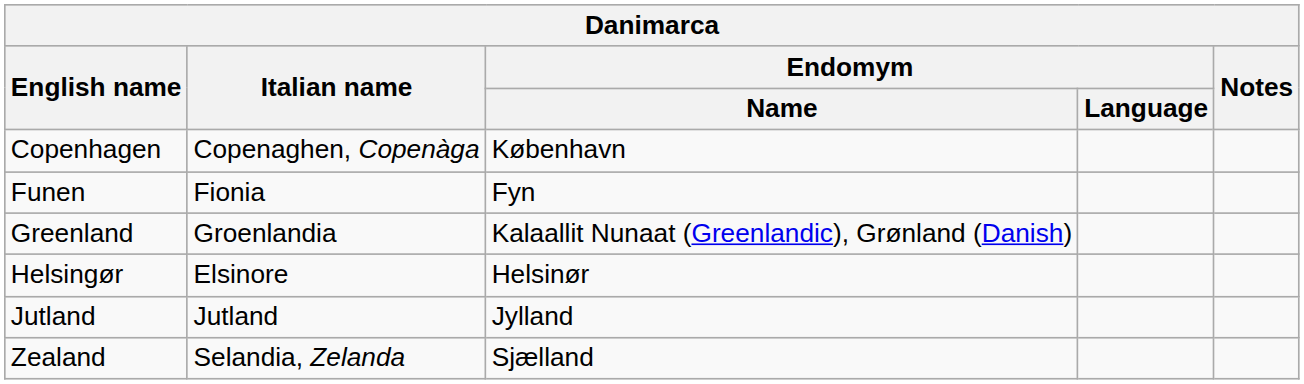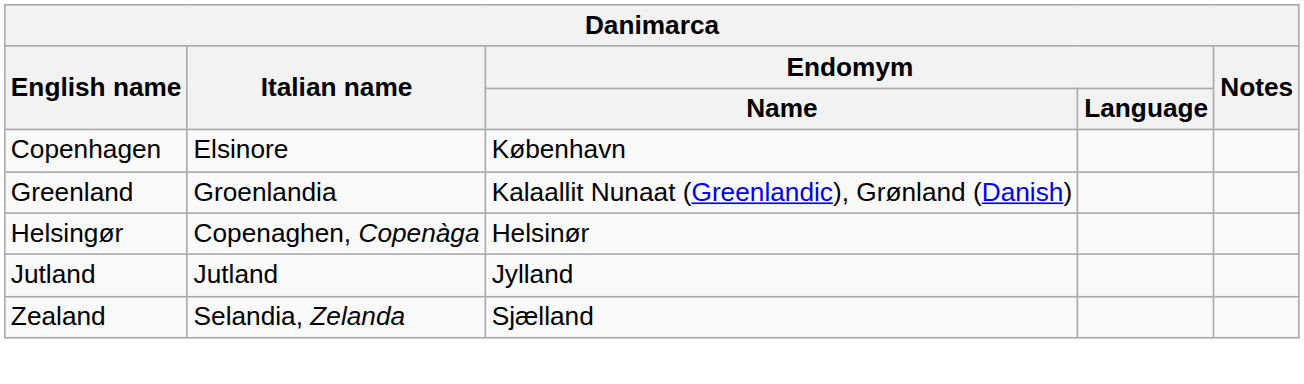(337, 150) Copenaghen, Copenàga -> (241, 150) Elsinore
- row: (48, 191)
(241, 274) Elsinore -> (337, 233) Copenaghen, Copenàga
